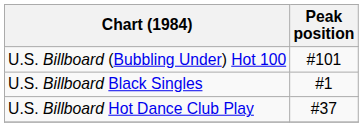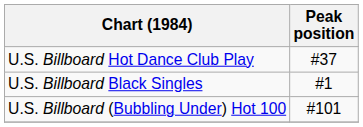rows swapped: (147, 59) <-> (131, 109)
